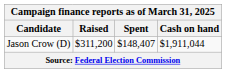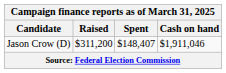(182, 44) $1,911,044 -> (182, 44) $1,911,046
